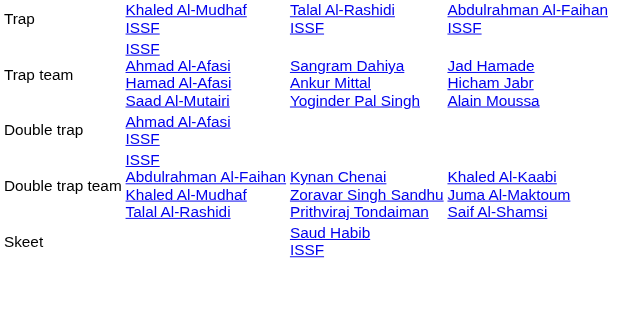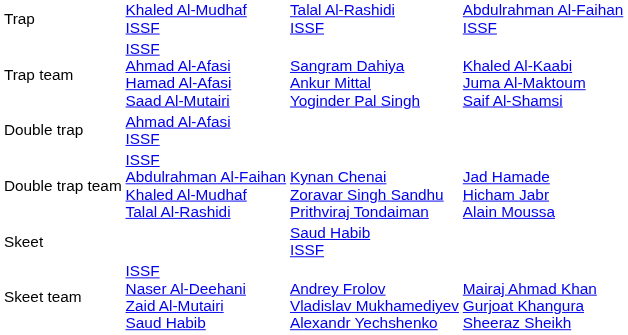(494, 83) Jad Hamade Hicham Jabr Alain Moussa -> (524, 83) Khaled Al-Kaabi Juma Al-Maktoum Saif Al-Shamsi
(509, 194) Khaled Al-Kaabi Juma Al-Maktoum Saif Al-Shamsi -> (509, 194) Jad Hamade Hicham Jabr Alain Moussa
+ row: (43, 297)
